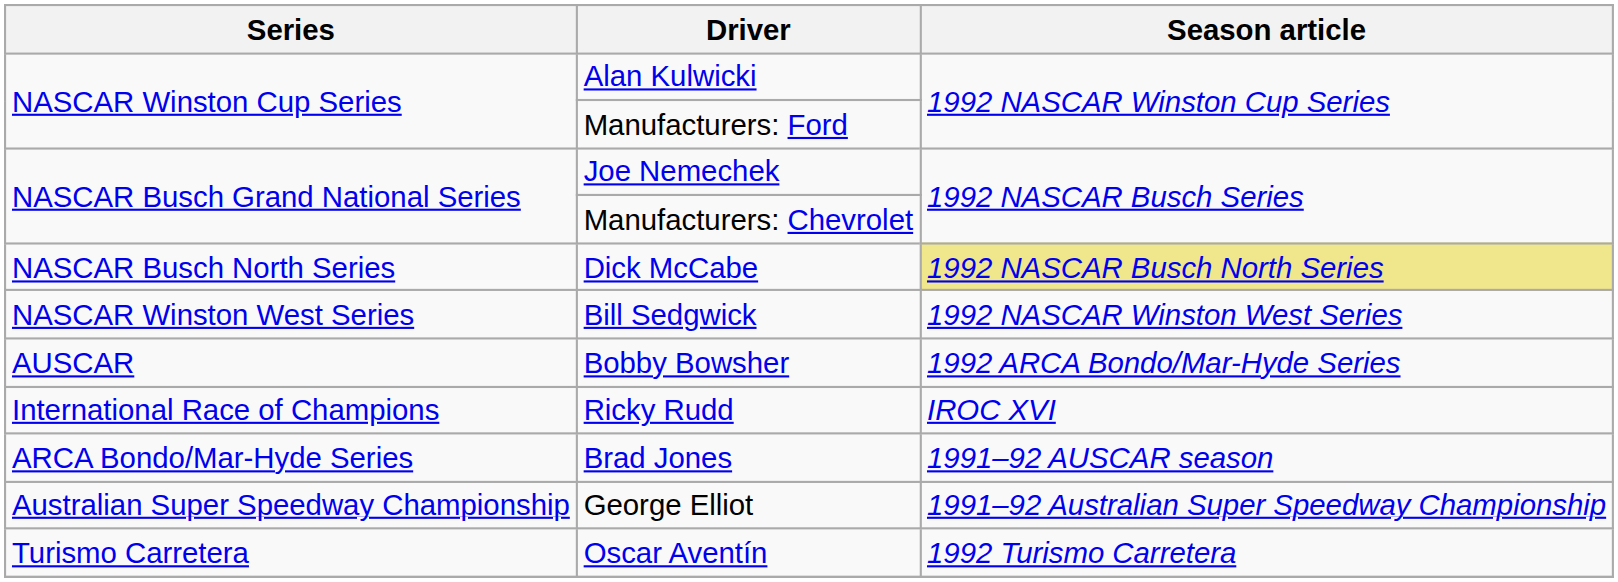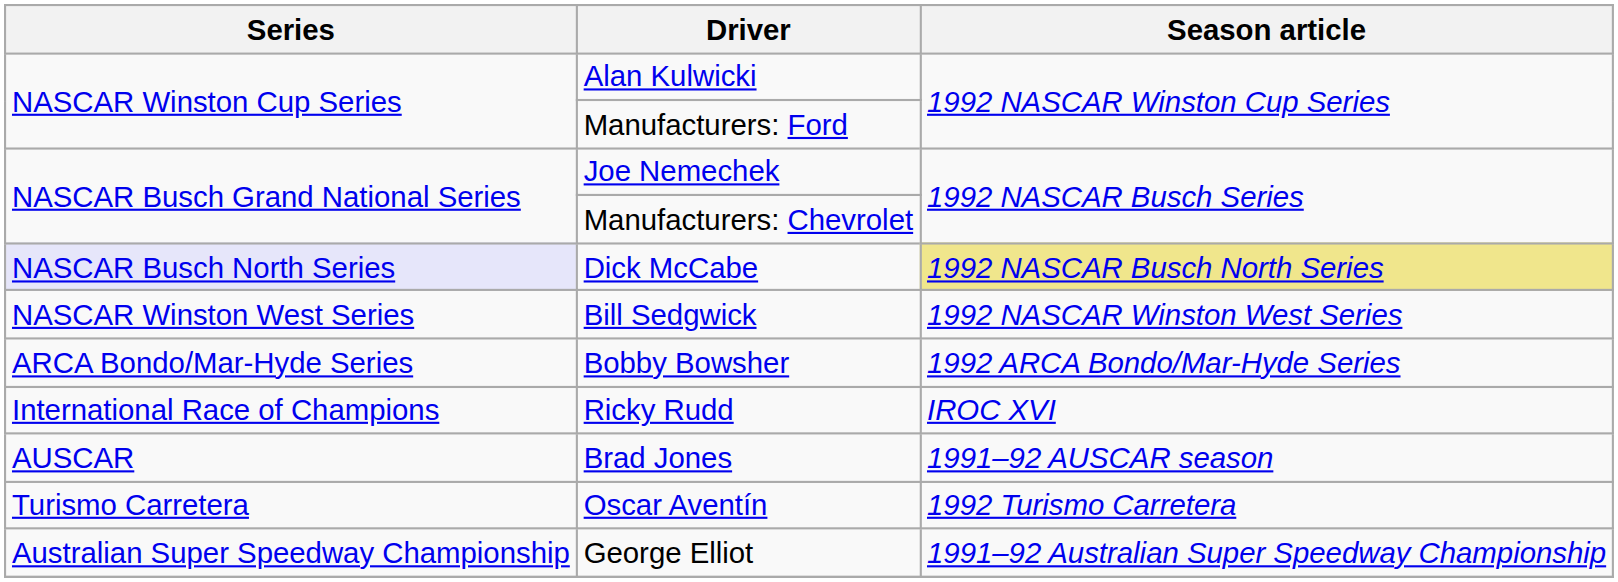(204, 267) no background -> (204, 267) lavender background
(73, 362) AUSCAR -> (213, 362) ARCA Bondo/Mar-Hyde Series
(213, 457) ARCA Bondo/Mar-Hyde Series -> (73, 457) AUSCAR
rows swapped: (668, 505) <-> (676, 552)
